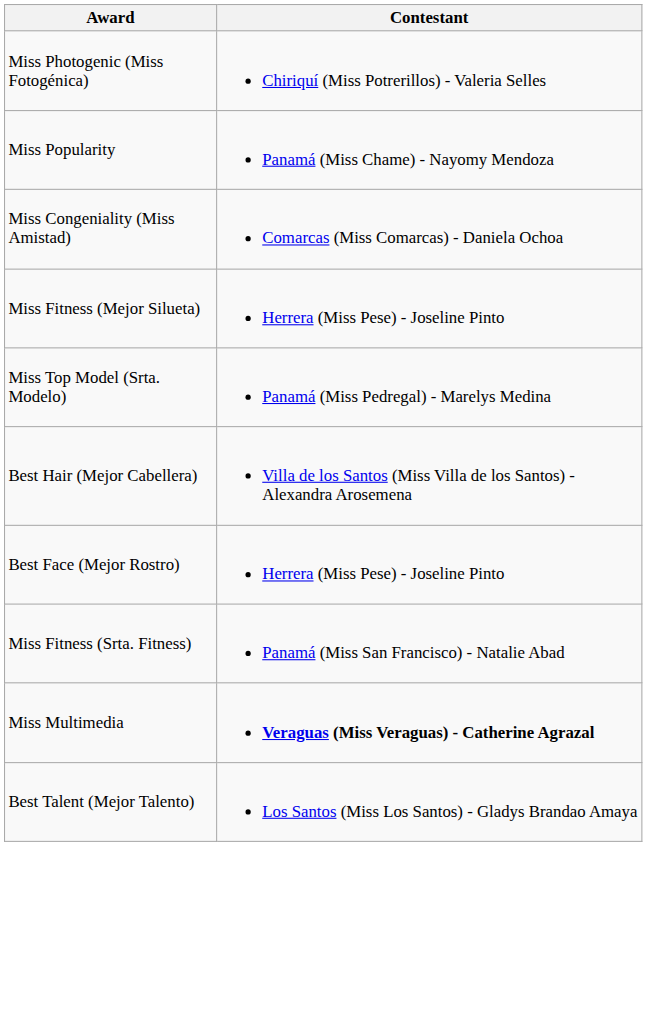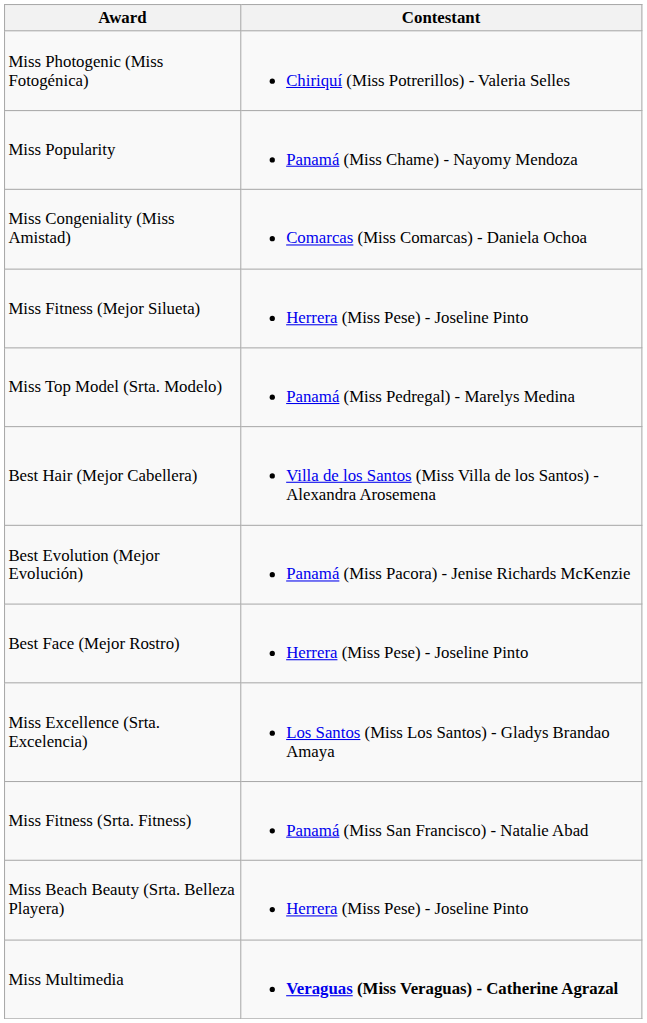+ row: (84, 564)
+ row: (84, 732)
+ row: (122, 899)
- row: (101, 801)
